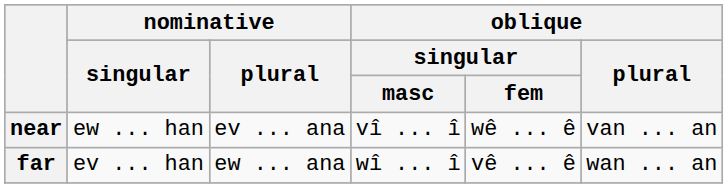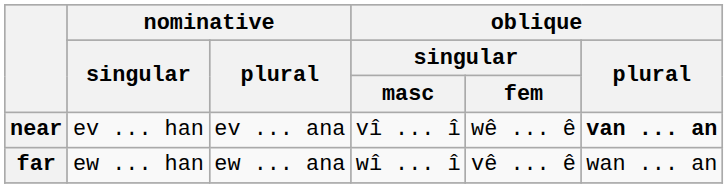(138, 129) ew ... han -> (138, 129) ev ... han
(652, 129) normal -> (652, 129) bold
(138, 165) ev ... han -> (138, 165) ew ... han
